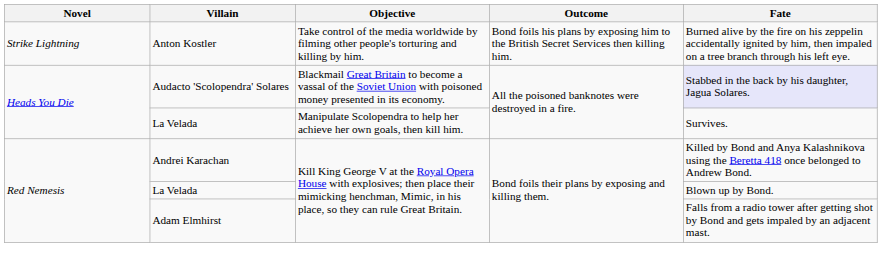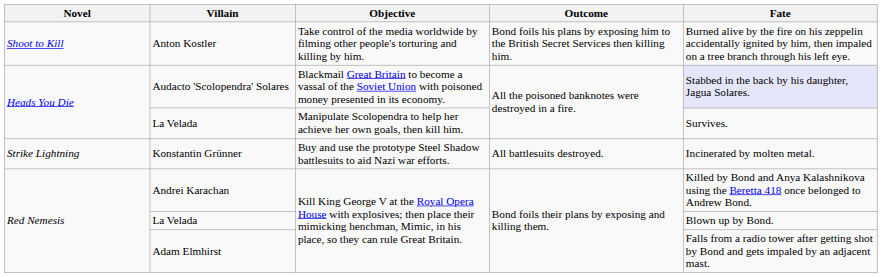(43, 43) Strike Lightning -> (35, 43) Shoot to Kill
+ row: (197, 153)
